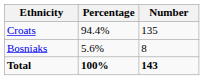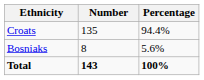columns swapped: (169, 13) <-> (109, 13)
